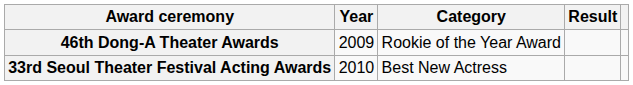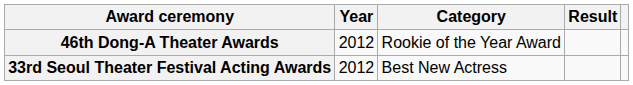(356, 42) 2009 -> (356, 42) 2012
(356, 67) 2010 -> (356, 67) 2012
